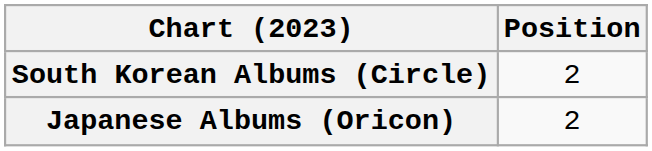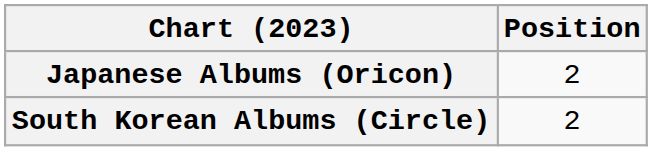rows swapped: (251, 121) <-> (251, 75)
